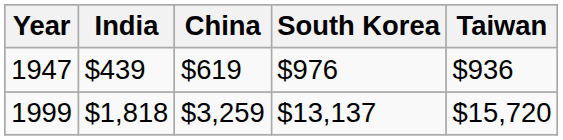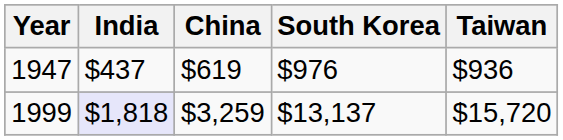(115, 69) $439 -> (115, 69) $437
(126, 112) no background -> (126, 112) lavender background
